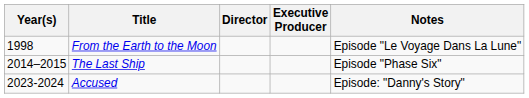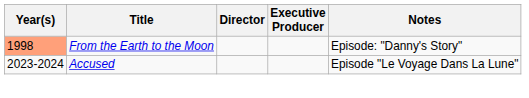(20, 45) no background -> (20, 45) lightsalmon background
(427, 45) Episode "Le Voyage Dans La Lune" -> (397, 45) Episode: "Danny's Story"
- row: (108, 64)
(399, 83) Episode: "Danny's Story" -> (425, 64) Episode "Le Voyage Dans La Lune"
